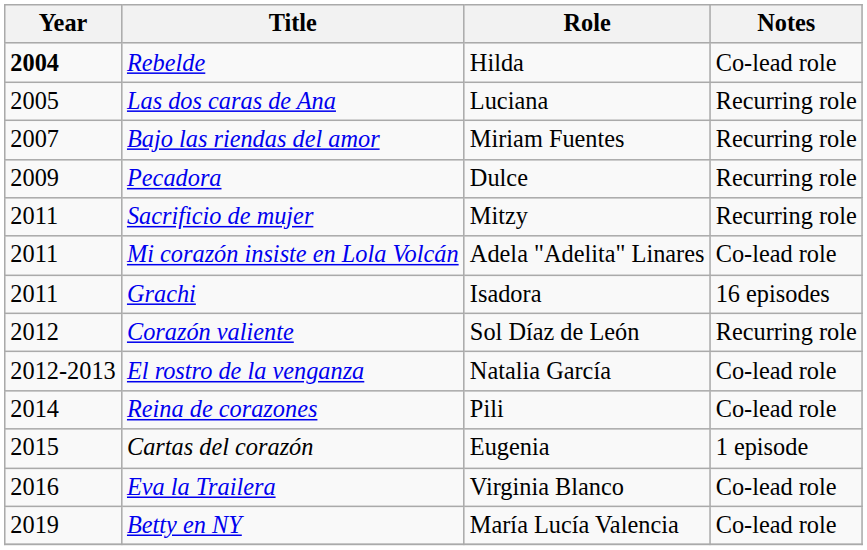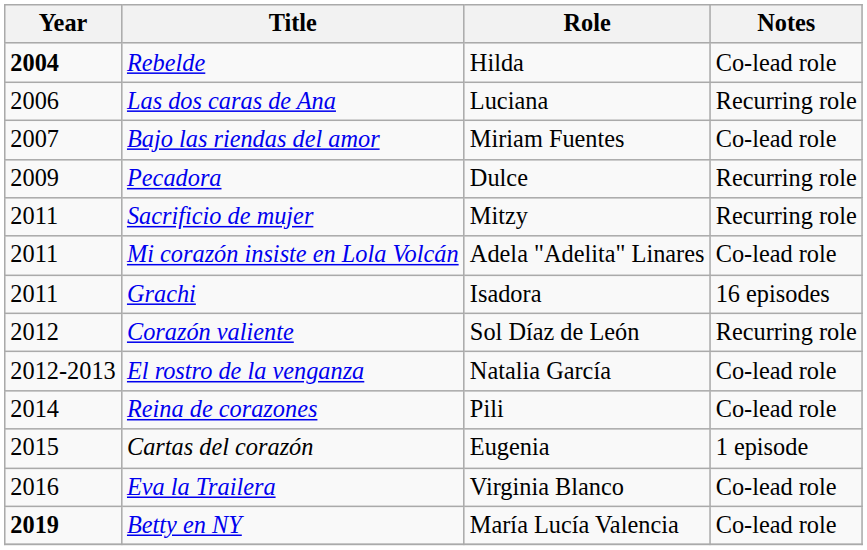(35, 100) 2005 -> (35, 100) 2006
(786, 139) Recurring role -> (776, 139) Co-lead role
(35, 525) normal -> (35, 525) bold
